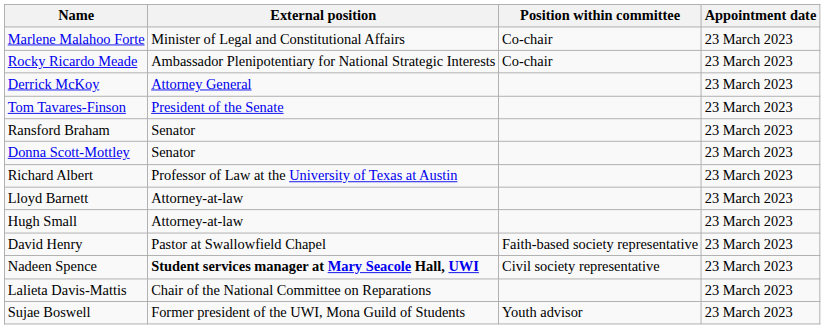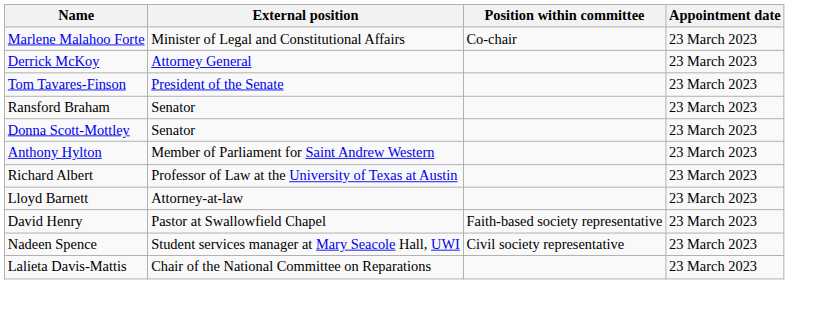- row: (73, 61)
+ row: (55, 152)
- row: (42, 221)
(315, 267) bold -> (306, 244) normal
- row: (49, 312)
